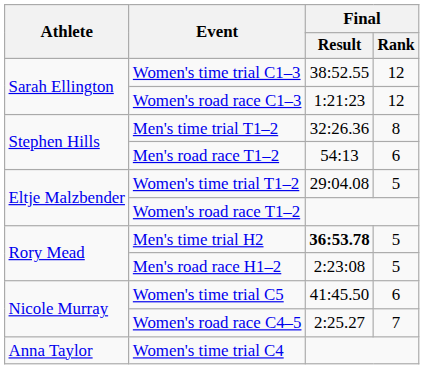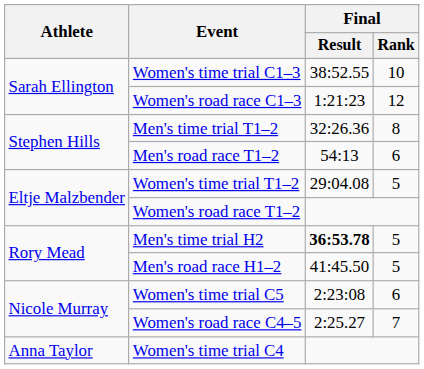(396, 72) 12 -> (396, 72) 10
(340, 267) 2:23:08 -> (340, 267) 41:45.50
(340, 295) 41:45.50 -> (340, 295) 2:23:08
